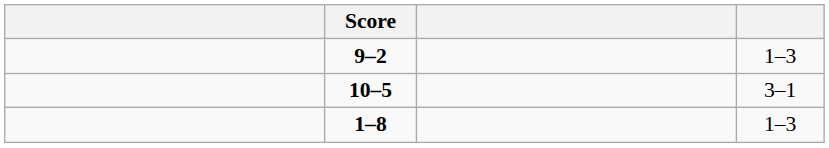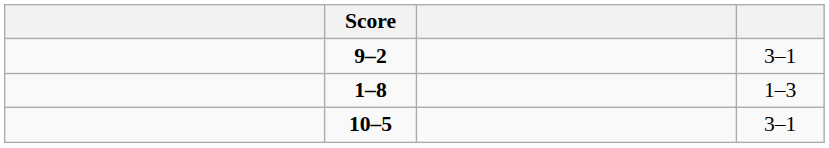(780, 55) 1–3 -> (780, 55) 3–1
rows swapped: (370, 90) <-> (370, 124)
